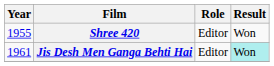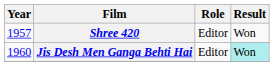(19, 33) 1955 -> (19, 33) 1957
(19, 52) 1961 -> (19, 52) 1960
